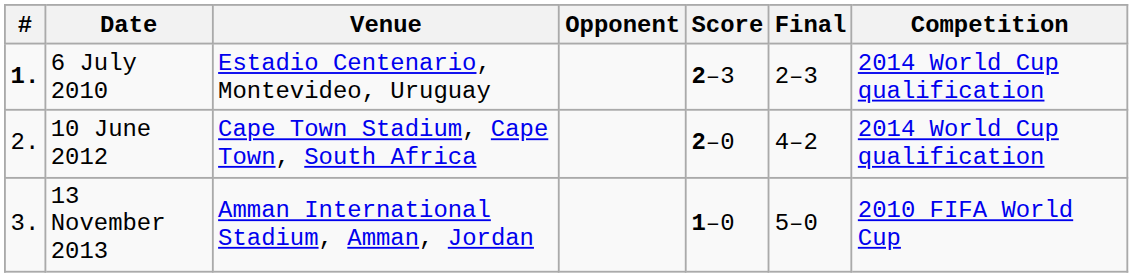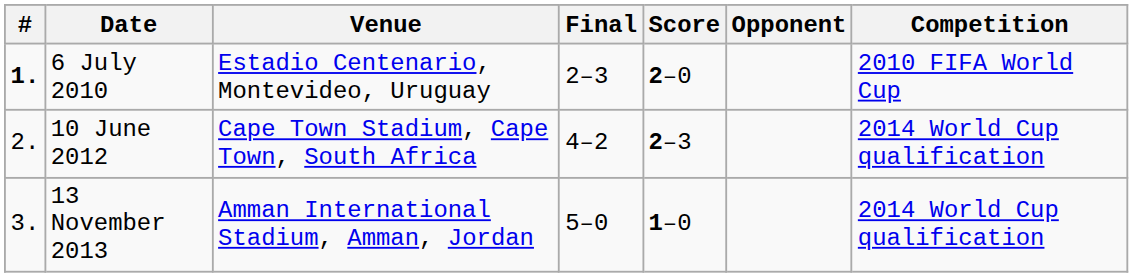columns swapped: (623, 24) <-> (811, 24)
(713, 77) 2–3 -> (670, 77) 2–0
(958, 77) 2014 World Cup qualification -> (966, 77) 2010 FIFA World Cup
(713, 144) 2–0 -> (670, 144) 2–3
(966, 224) 2010 FIFA World Cup -> (958, 224) 2014 World Cup qualification
